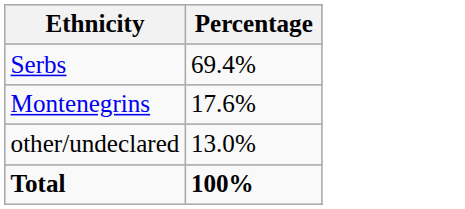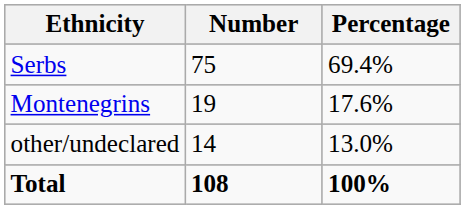+ column: (254, 24)
